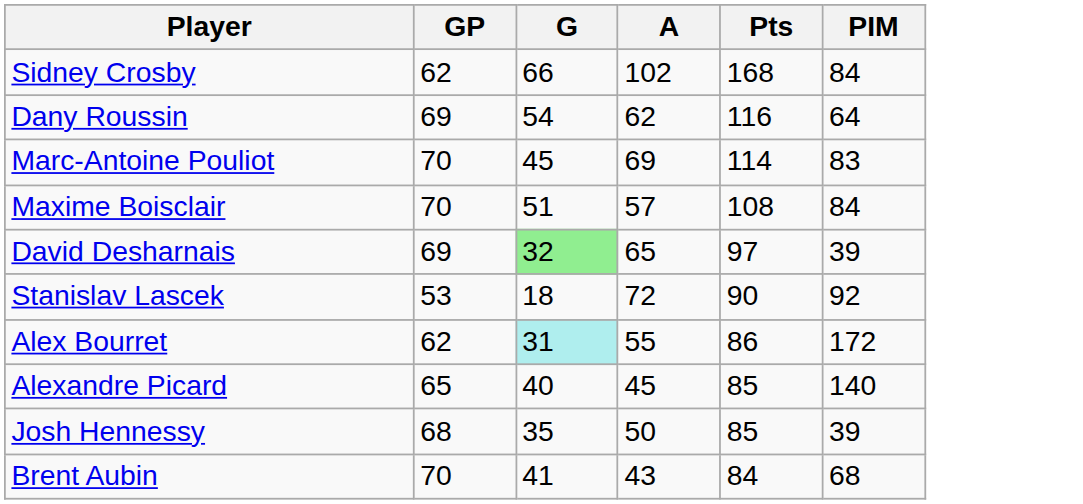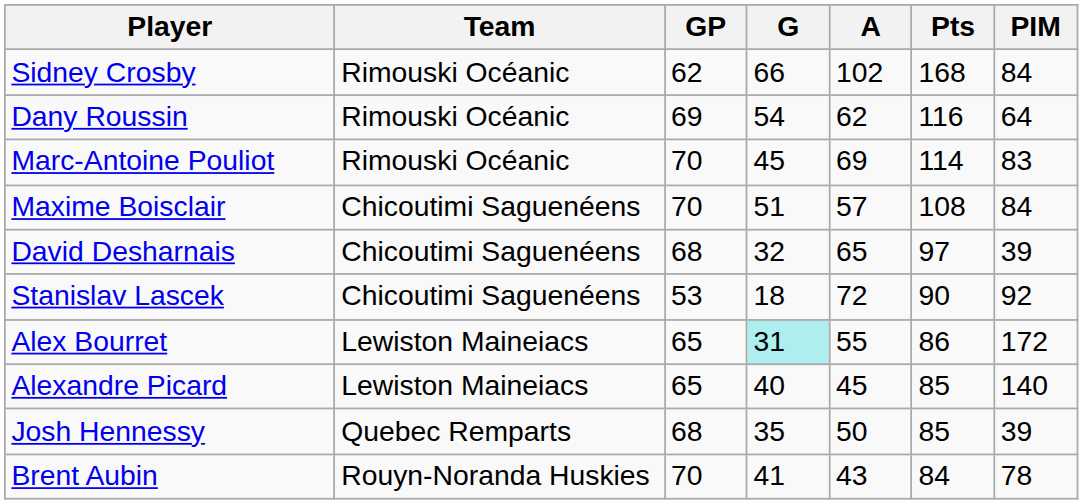+ column: (500, 26)
(436, 251) 69 -> (687, 251) 68
(538, 251) lightgreen background -> (769, 251) no background
(436, 341) 62 -> (687, 341) 65
(845, 476) 68 -> (1017, 476) 78
